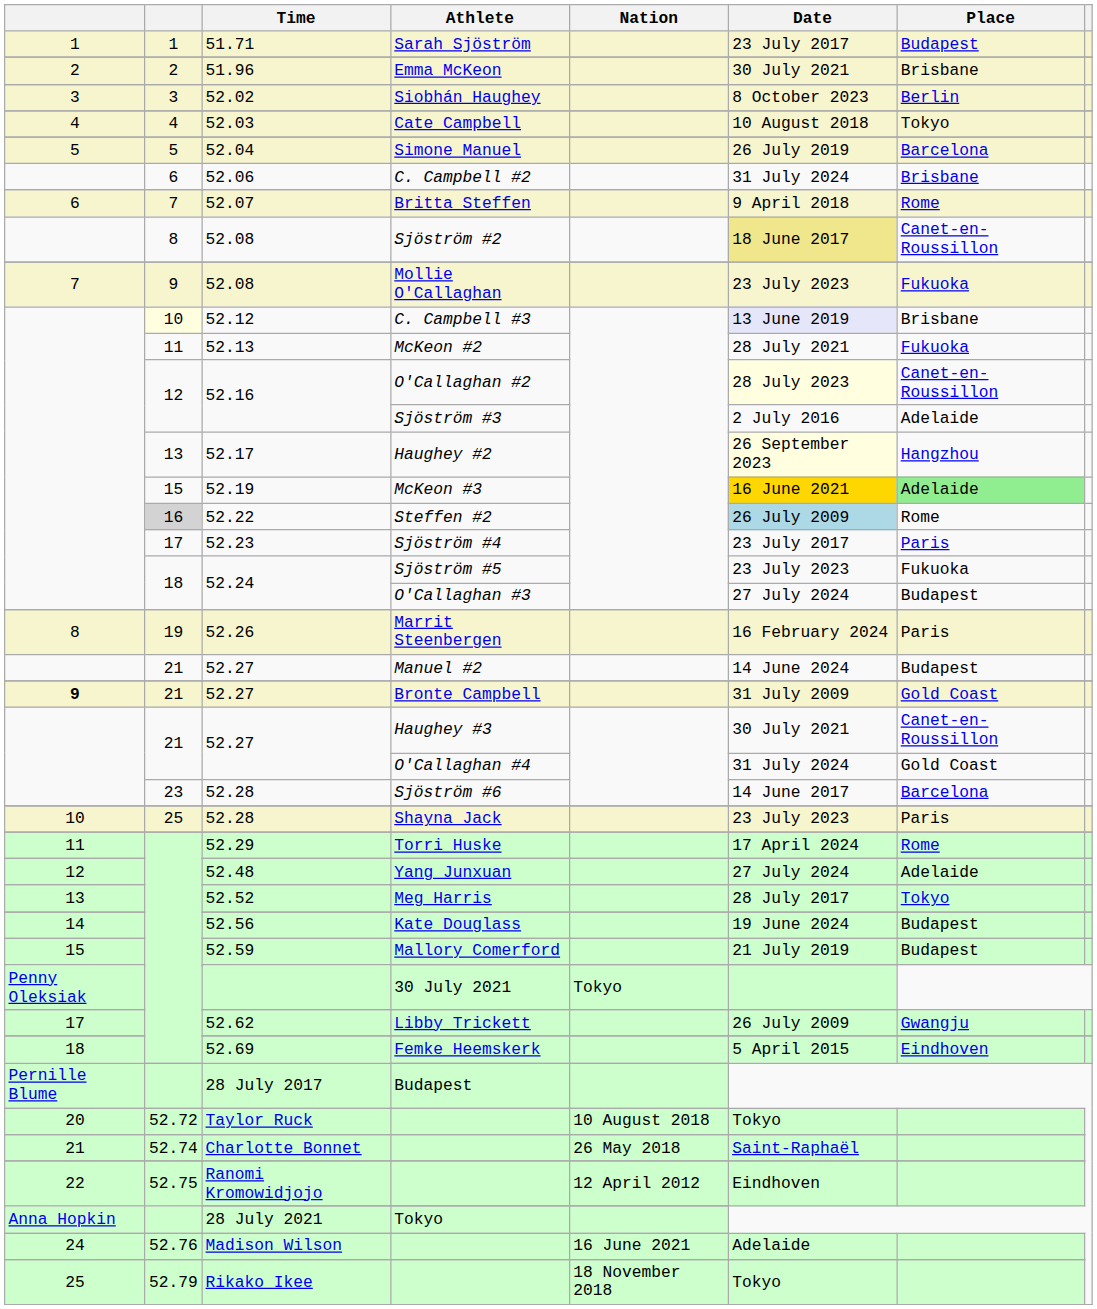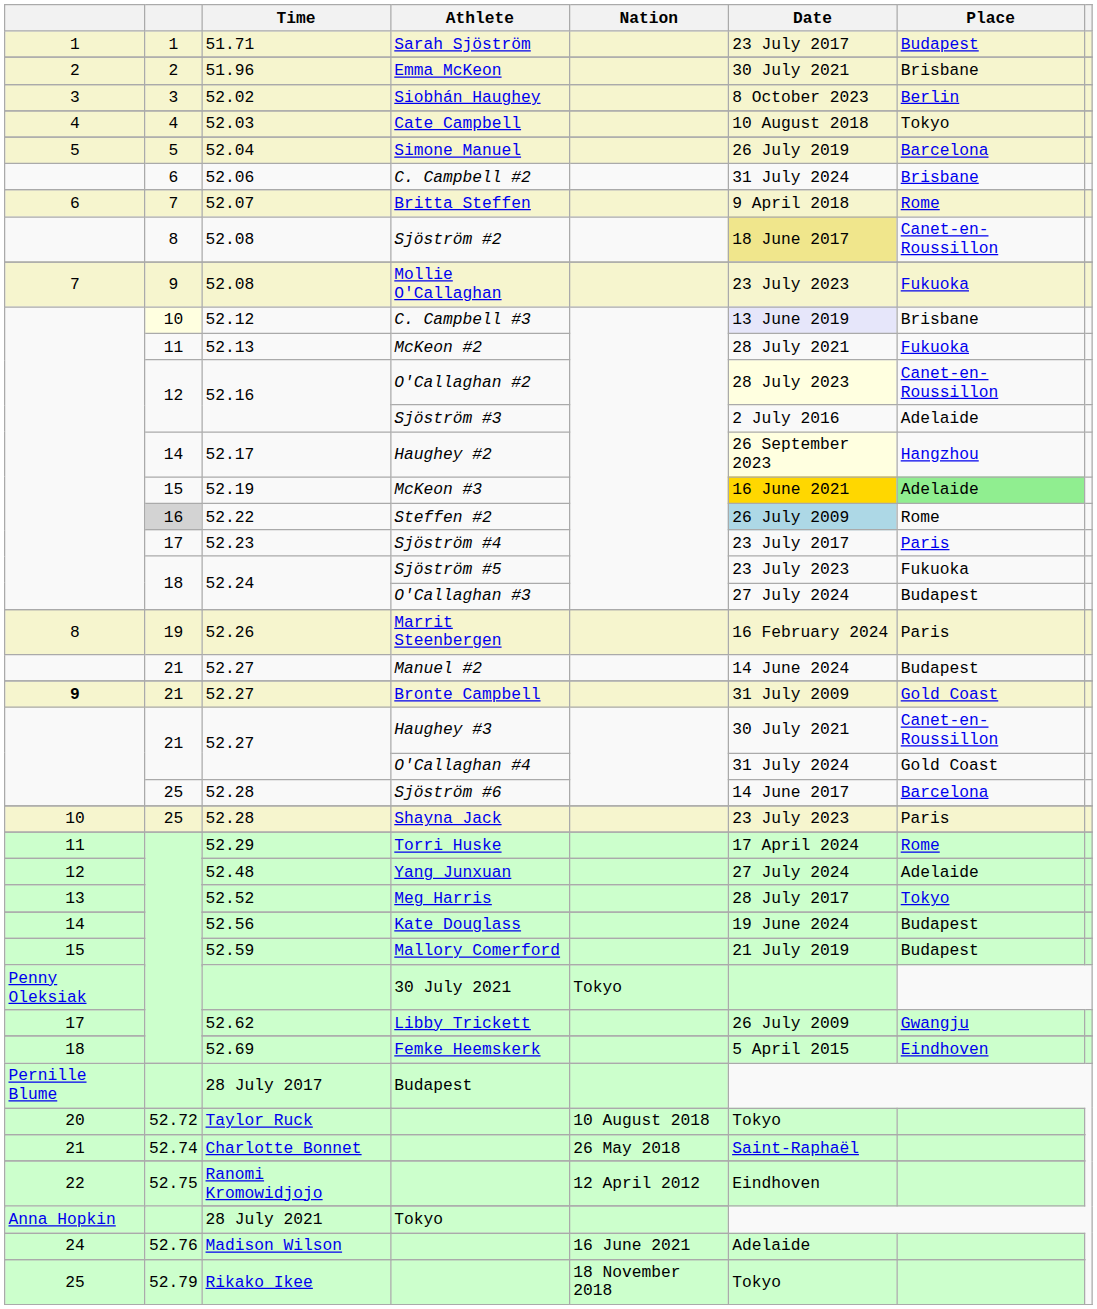(173, 454) 13 -> (173, 454) 14
(173, 792) 23 -> (173, 792) 25
